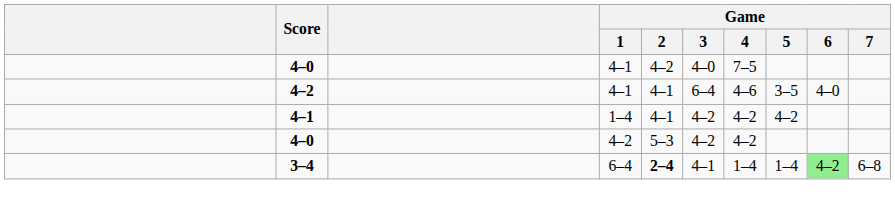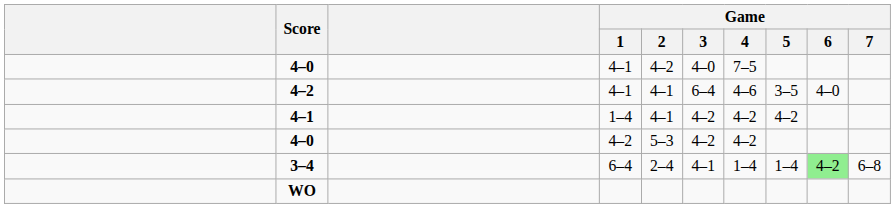(662, 166) bold -> (662, 166) normal
+ row: (302, 191)
